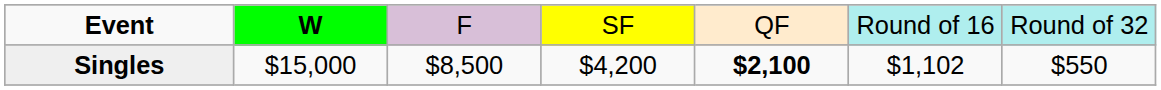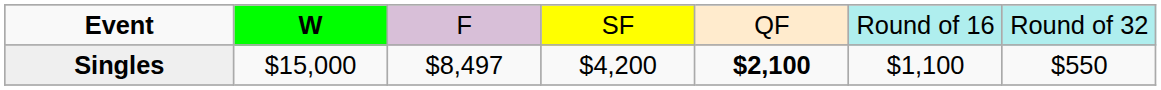(464, 65) $8,500 -> (464, 65) $8,497
(926, 65) $1,102 -> (926, 65) $1,100
